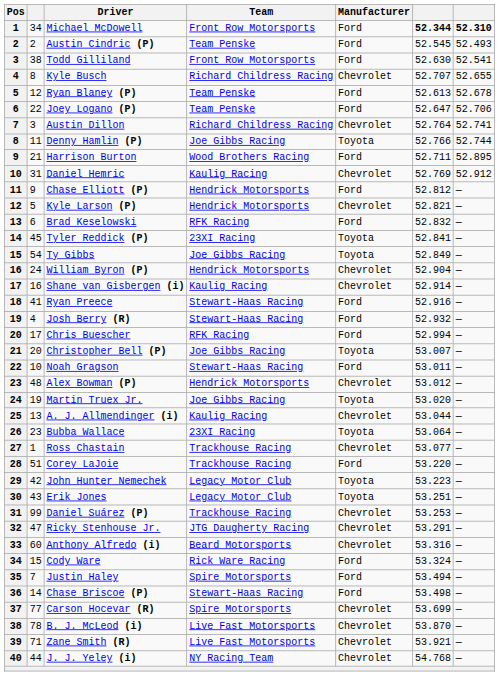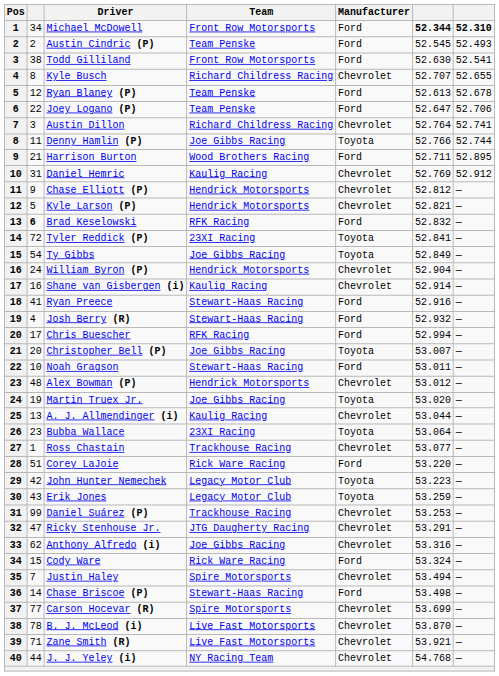(350, 190) Ford -> (365, 190) Chevrolet
(33, 223) normal -> (33, 223) bold
(36, 239) 45 -> (36, 239) 72
(240, 465) Trackhouse Racing -> (237, 465) Rick Ware Racing
(433, 497) 53.251 -> (433, 497) 53.259
(36, 546) 60 -> (36, 546) 62
(240, 546) Beard Motorsports -> (237, 546) Joe Gibbs Racing
(350, 578) Ford -> (365, 578) Chevrolet
